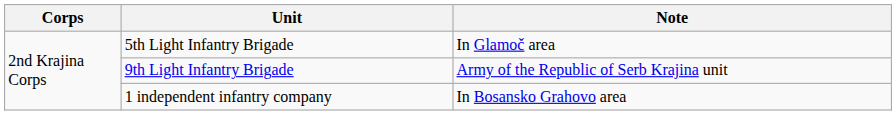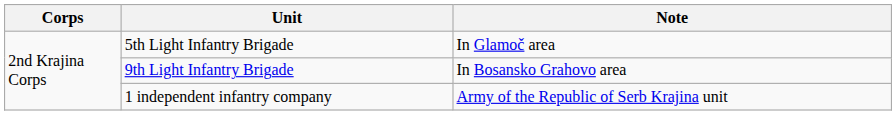(592, 70) Army of the Republic of Serb Krajina unit -> (542, 70) In Bosansko Grahovo area
(542, 97) In Bosansko Grahovo area -> (592, 97) Army of the Republic of Serb Krajina unit
